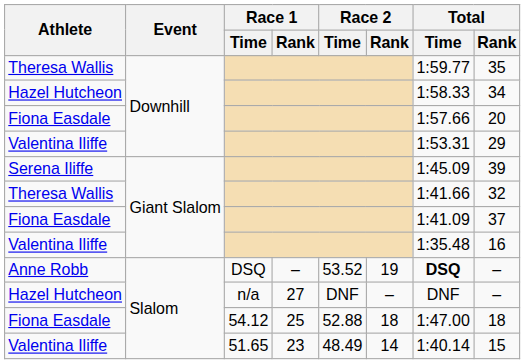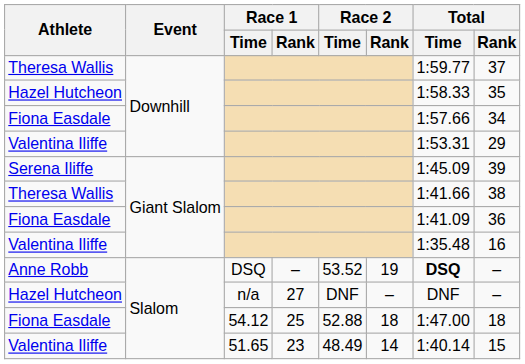(497, 68) 35 -> (497, 68) 37
(497, 93) 34 -> (497, 93) 35
(497, 119) 20 -> (497, 119) 34
(497, 194) 32 -> (497, 194) 38
(497, 220) 37 -> (497, 220) 36
